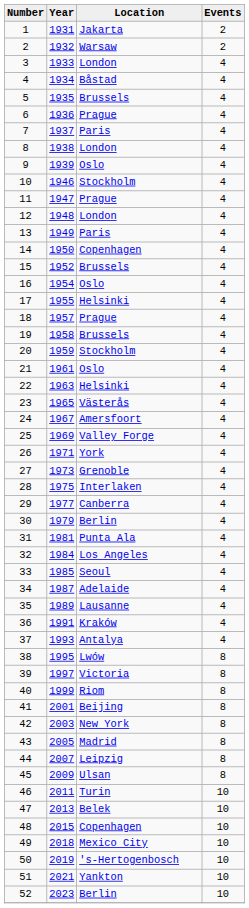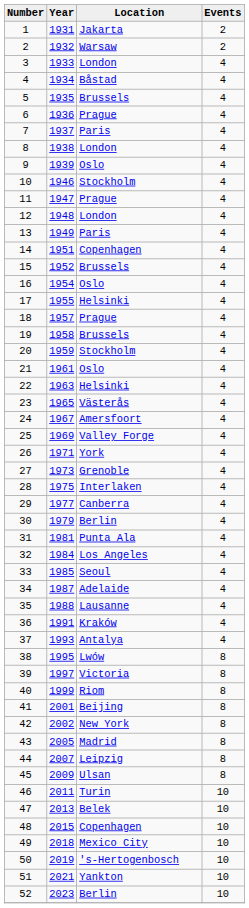(62, 250) 1950 -> (62, 250) 1951
(62, 606) 1989 -> (62, 606) 1988
(62, 725) 2003 -> (62, 725) 2002
